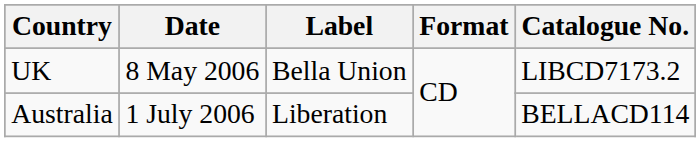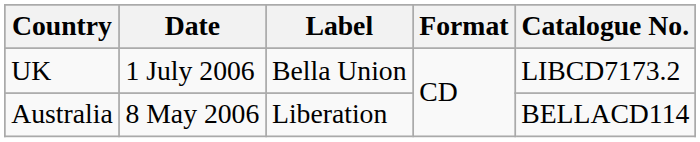(192, 70) 8 May 2006 -> (190, 70) 1 July 2006
(190, 114) 1 July 2006 -> (192, 114) 8 May 2006
